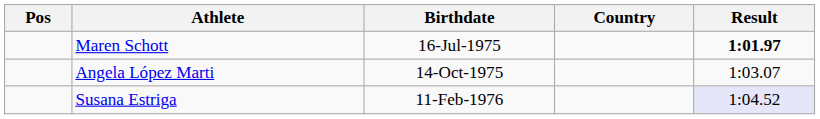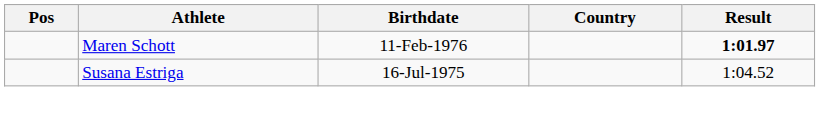(459, 45) 16-Jul-1975 -> (423, 45) 11-Feb-1976
- row: (145, 72)
(459, 99) 11-Feb-1976 -> (423, 72) 16-Jul-1975
(754, 99) lavender background -> (748, 72) no background
